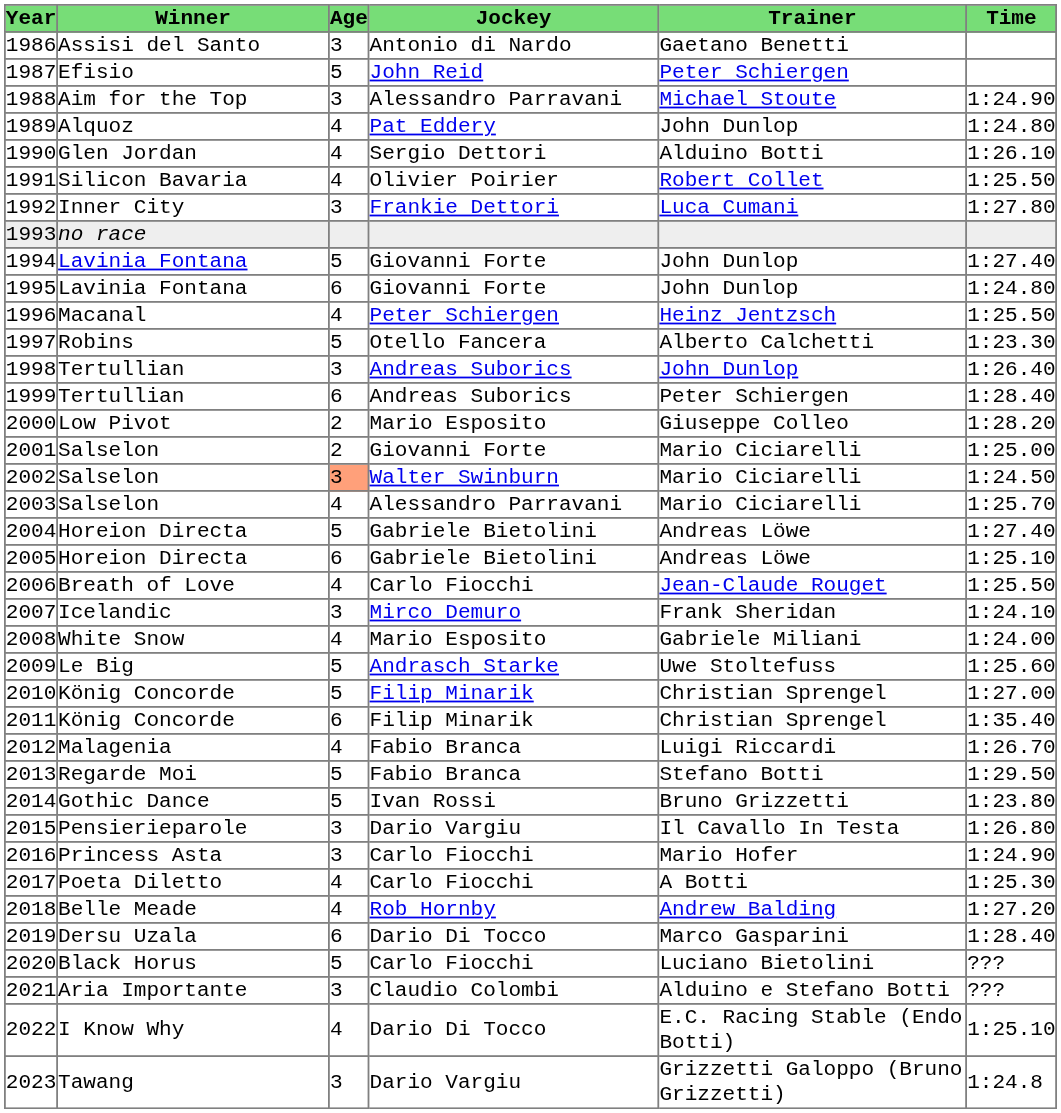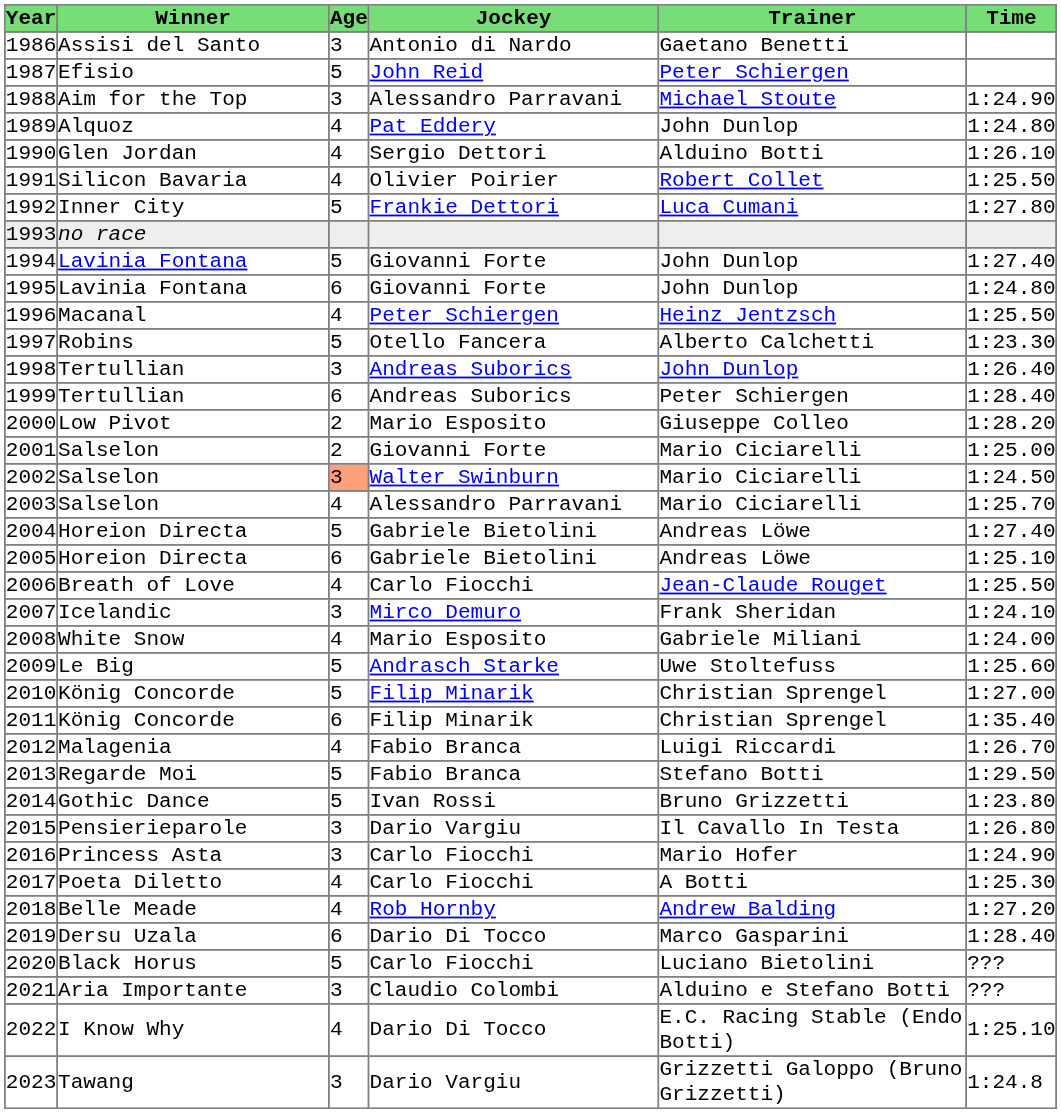(336, 207) 3 -> (336, 207) 5
